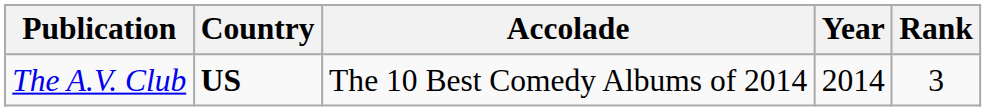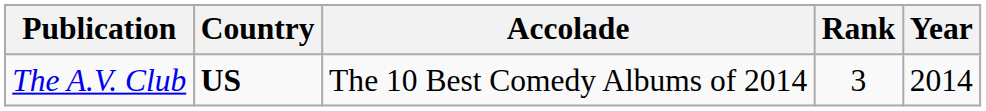columns swapped: (853, 29) <-> (936, 29)
